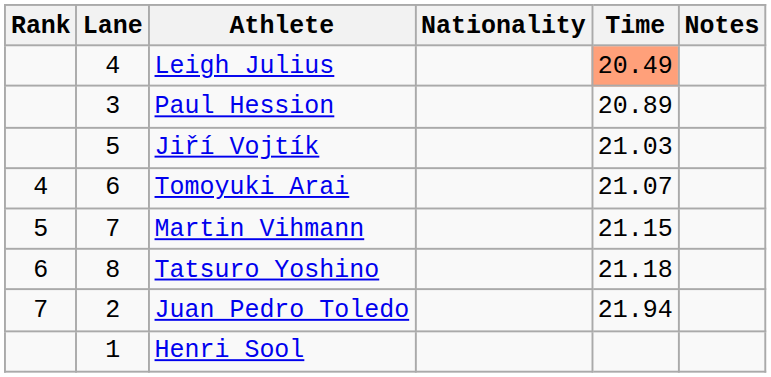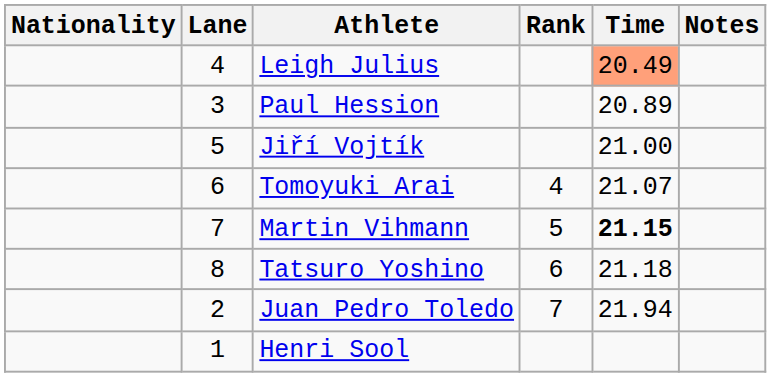columns swapped: (41, 25) <-> (503, 25)
(635, 147) 21.03 -> (635, 147) 21.00
(635, 229) normal -> (635, 229) bold
